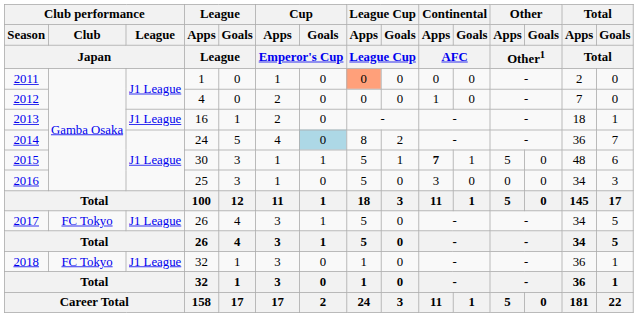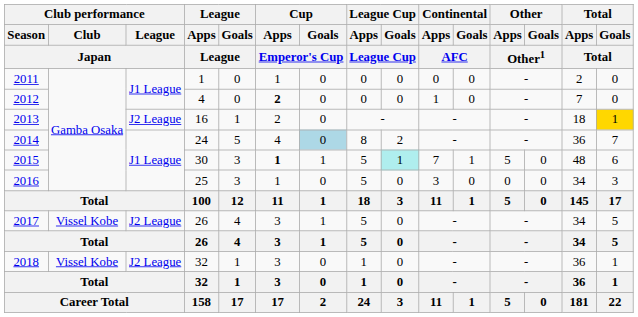(364, 79) lightsalmon background -> (364, 79) no background
(278, 99) normal -> (278, 99) bold
(155, 119) J1 League -> (155, 119) J2 League
(615, 119) no background -> (615, 119) gold background
(278, 160) normal -> (278, 160) bold
(400, 160) no background -> (400, 160) paleturquoise background
(436, 160) bold -> (436, 160) normal
(87, 221) FC Tokyo -> (87, 221) Vissel Kobe
(155, 221) J1 League -> (155, 221) J2 League
(87, 261) FC Tokyo -> (87, 261) Vissel Kobe
(155, 261) J1 League -> (155, 261) J2 League
